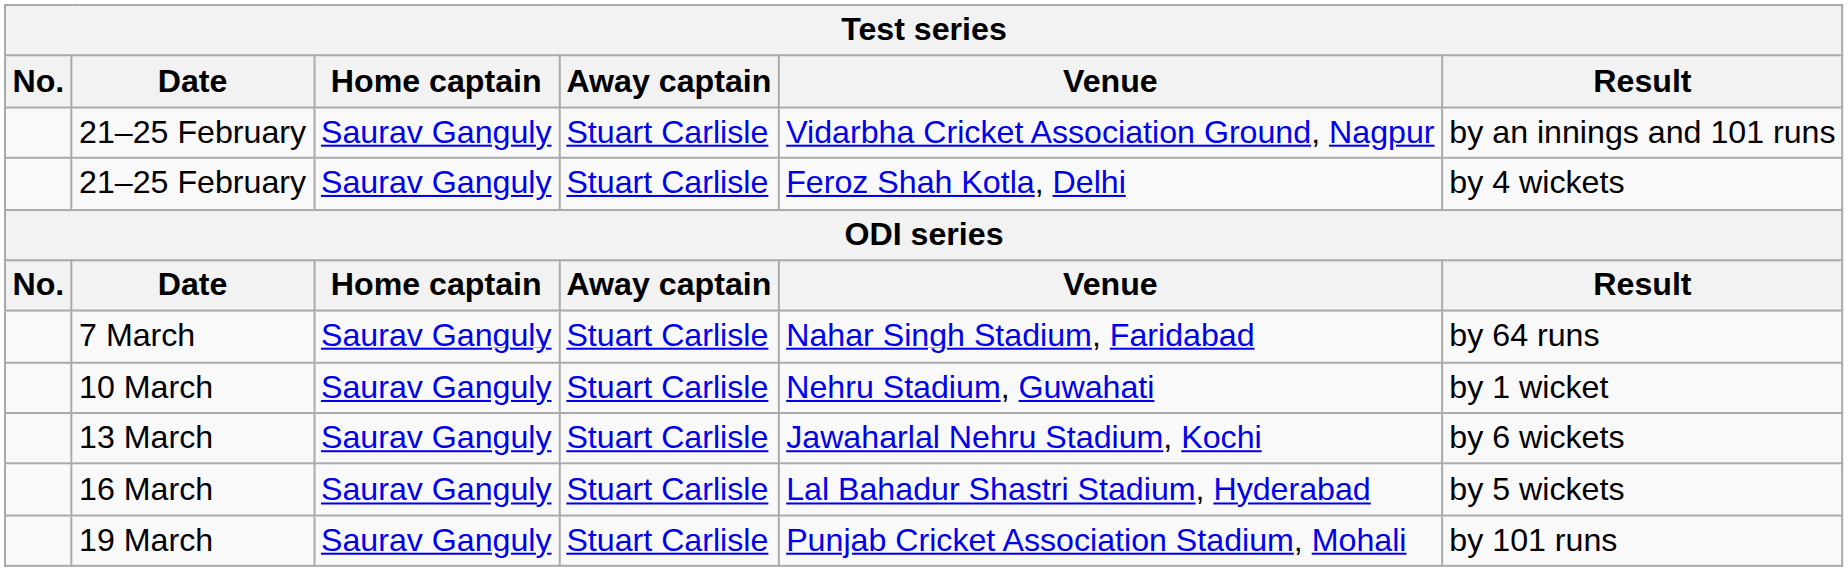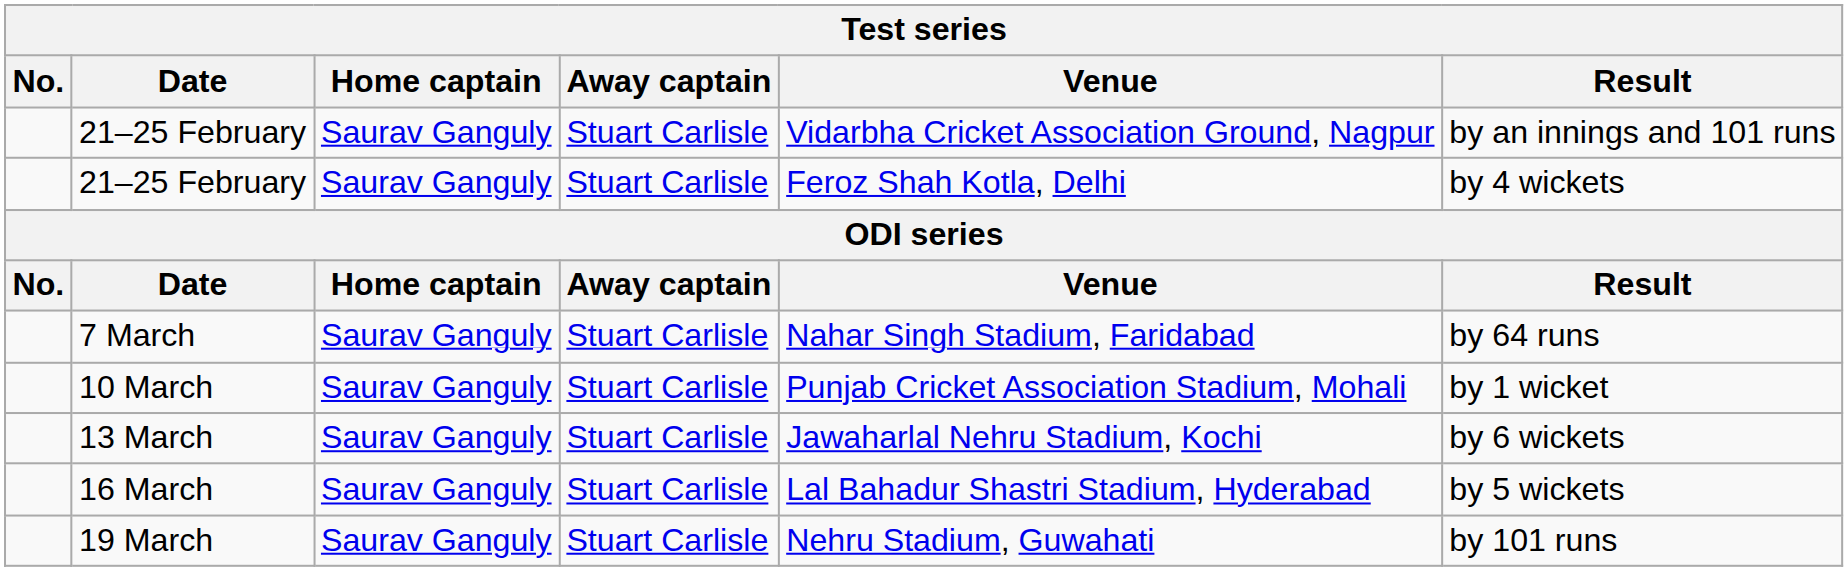(970, 387) Nehru Stadium, Guwahati -> (1096, 387) Punjab Cricket Association Stadium, Mohali
(1096, 540) Punjab Cricket Association Stadium, Mohali -> (970, 540) Nehru Stadium, Guwahati
